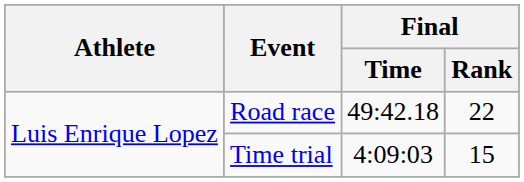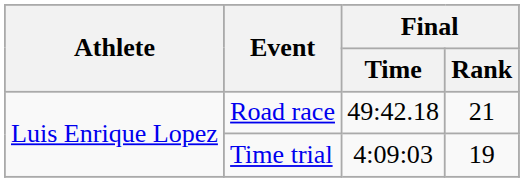(482, 112) 22 -> (482, 112) 21
(482, 155) 15 -> (482, 155) 19
